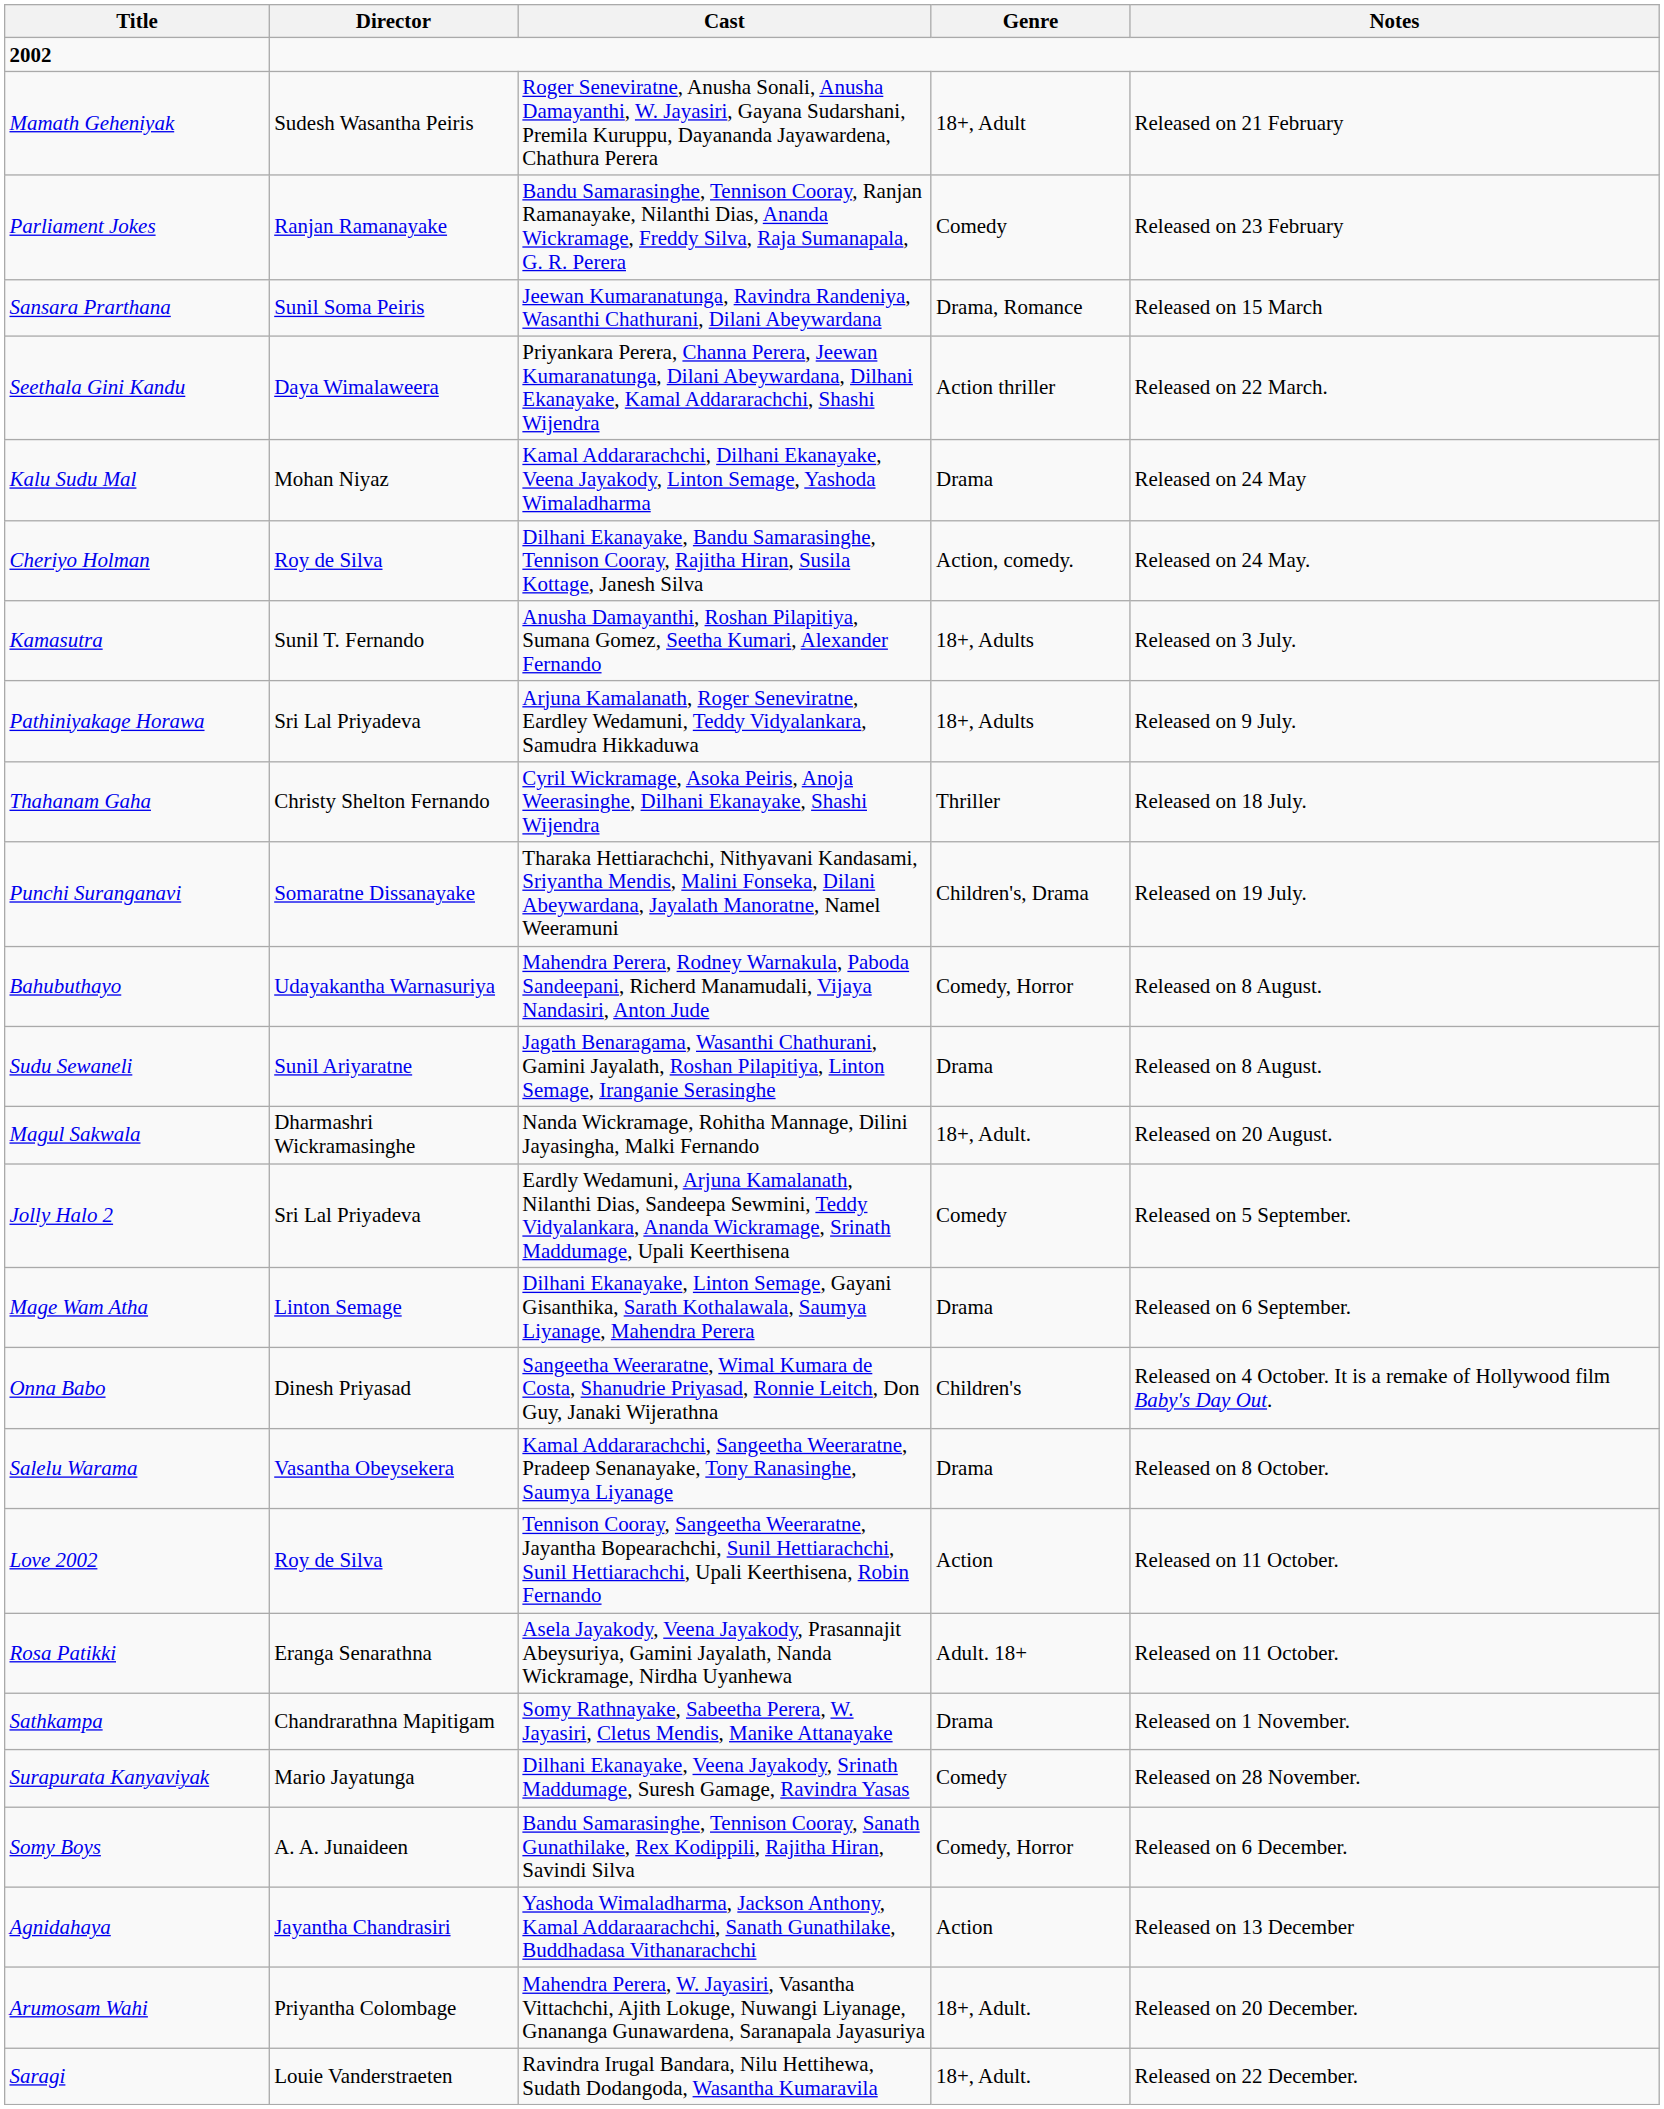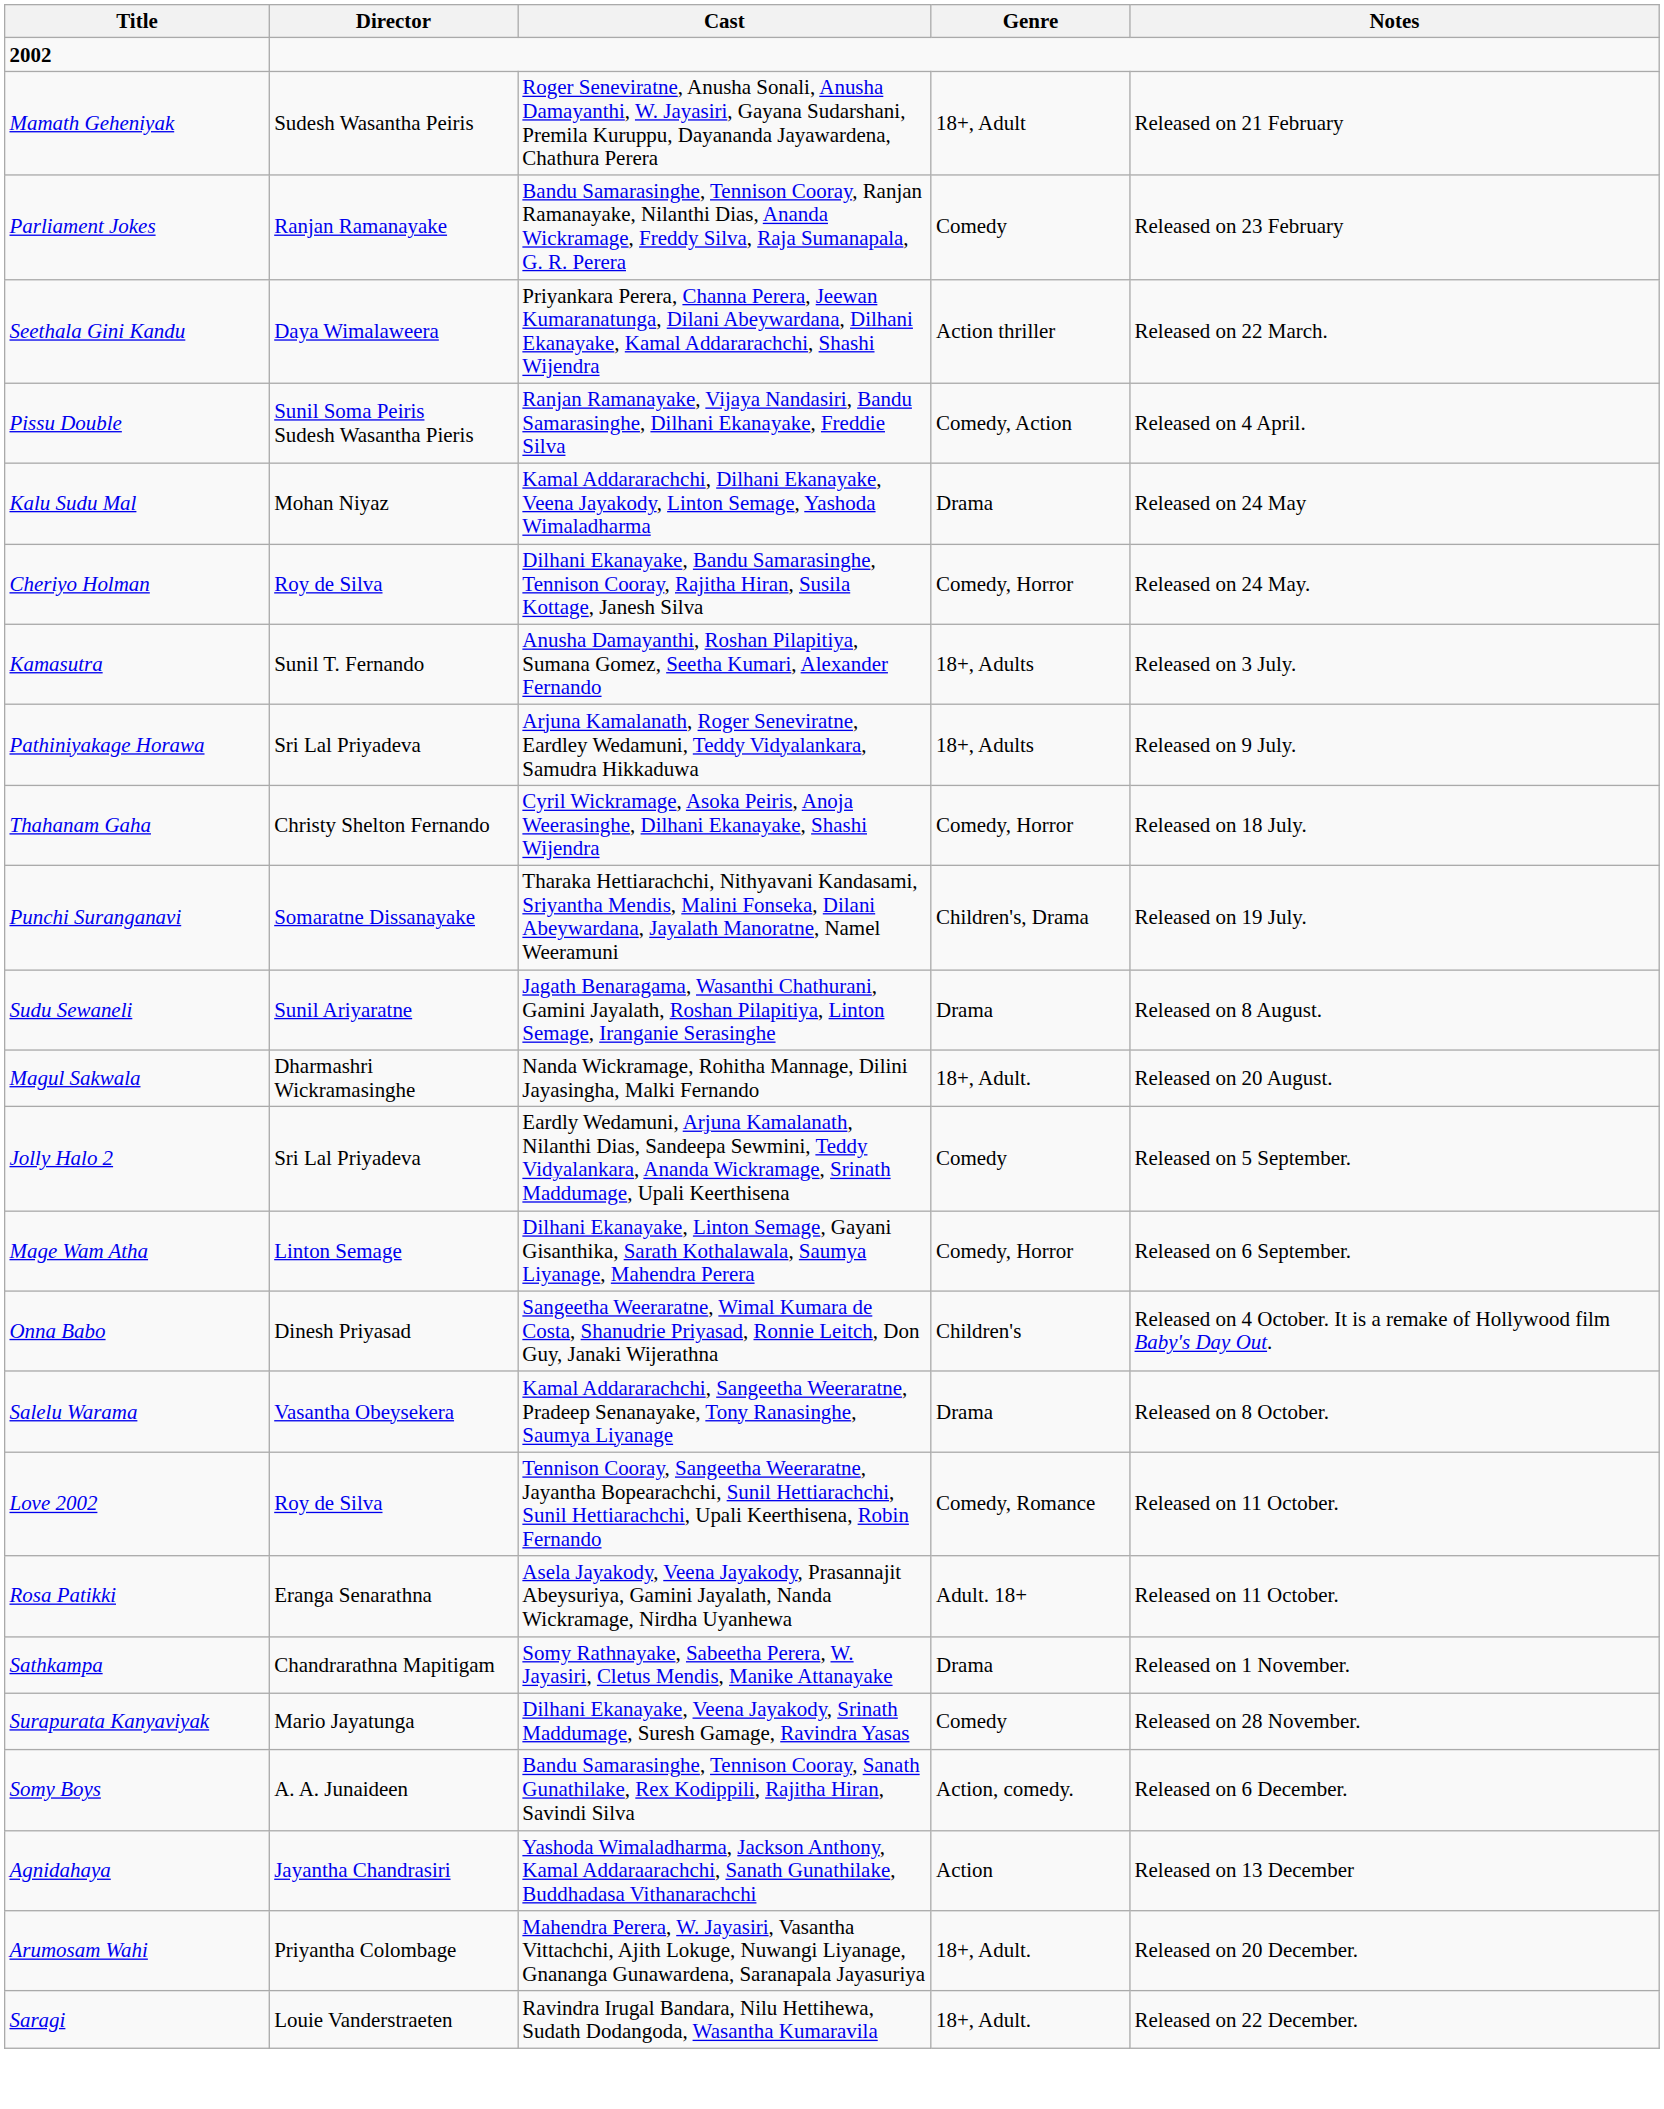- row: (90, 307)
+ row: (66, 423)
(1005, 560) Action, comedy. -> (1005, 583) Comedy, Horror
(968, 801) Thriller -> (1005, 825) Comedy, Horror
- row: (65, 985)
(965, 1307) Drama -> (1005, 1250) Comedy, Horror
(965, 1560) Action -> (1016, 1503) Comedy, Romance
(1005, 1846) Comedy, Horror -> (1005, 1789) Action, comedy.
